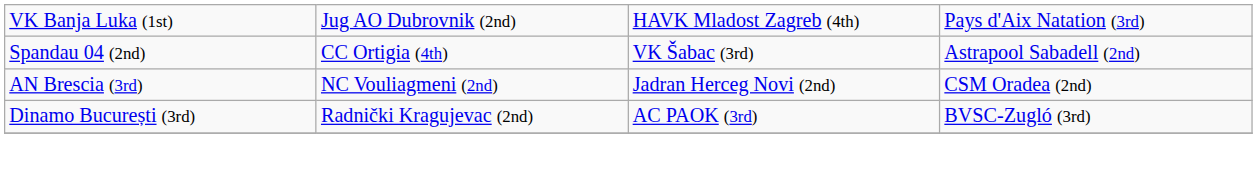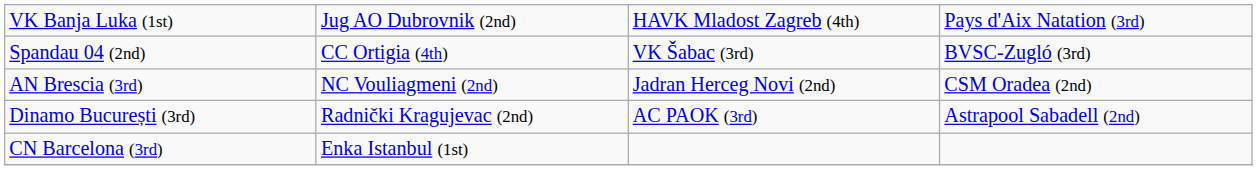(1042, 52) Astrapool Sabadell (2nd) -> (1017, 52) BVSC-Zugló (3rd)
(1017, 116) BVSC-Zugló (3rd) -> (1042, 116) Astrapool Sabadell (2nd)
+ row: (86, 148)
